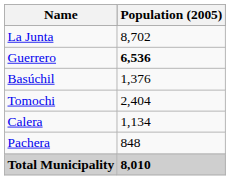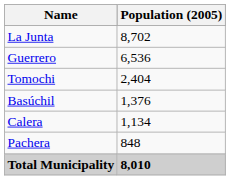(135, 57) bold -> (135, 57) normal
rows swapped: (31, 100) <-> (31, 79)
